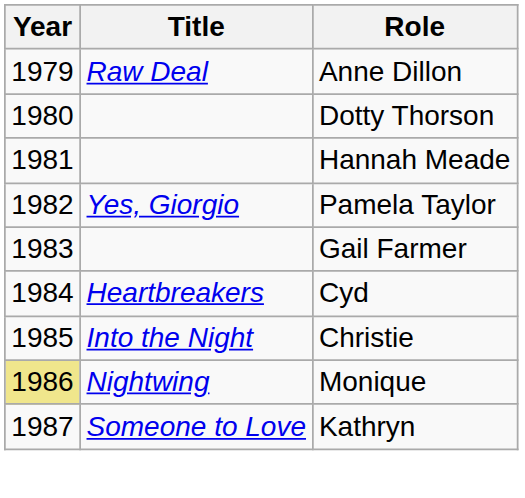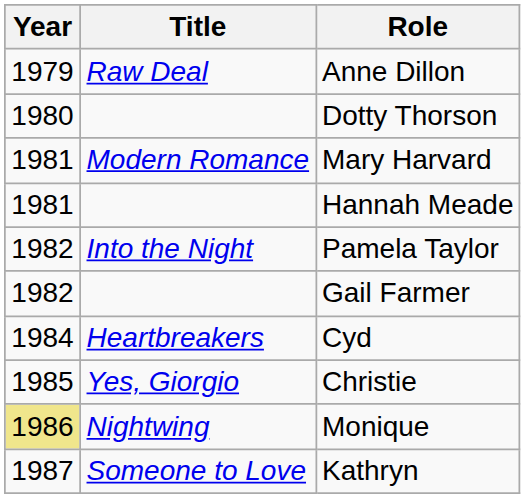+ row: (407, 159)
(163, 204) Yes, Giorgio -> (170, 248) Into the Night
(42, 248) 1983 -> (42, 293) 1982
(170, 337) Into the Night -> (163, 381) Yes, Giorgio
